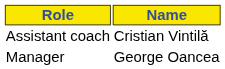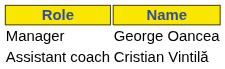rows swapped: (35, 56) <-> (58, 36)
